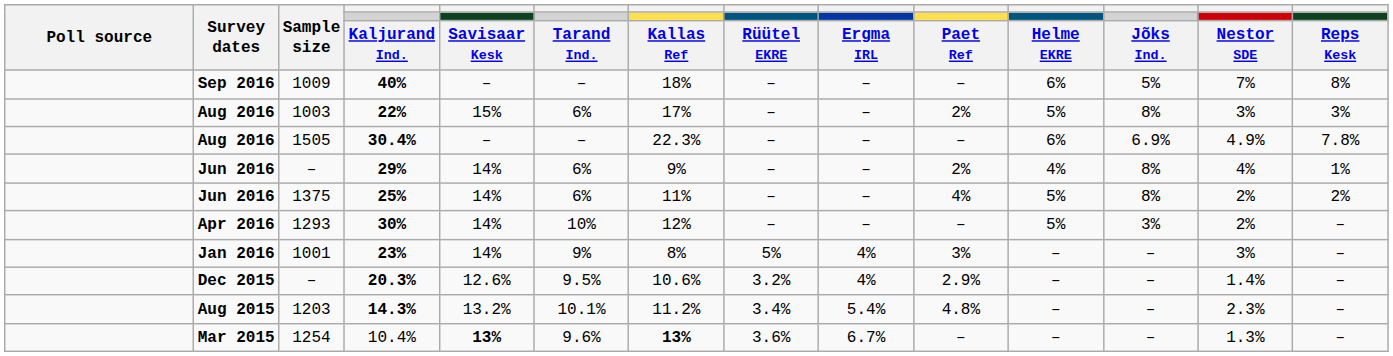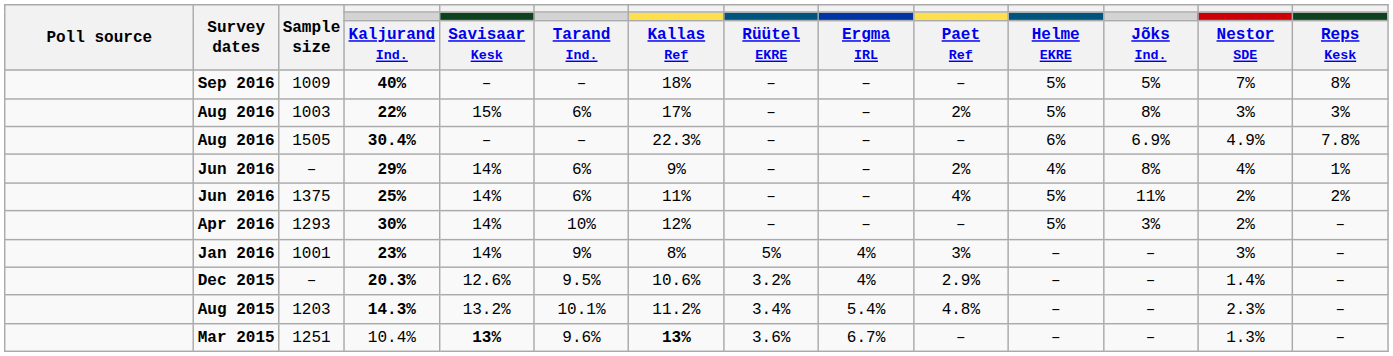(1056, 84) 6% -> (1056, 84) 5%
(1151, 197) 8% -> (1151, 197) 11%
(311, 338) 1254 -> (311, 338) 1251
